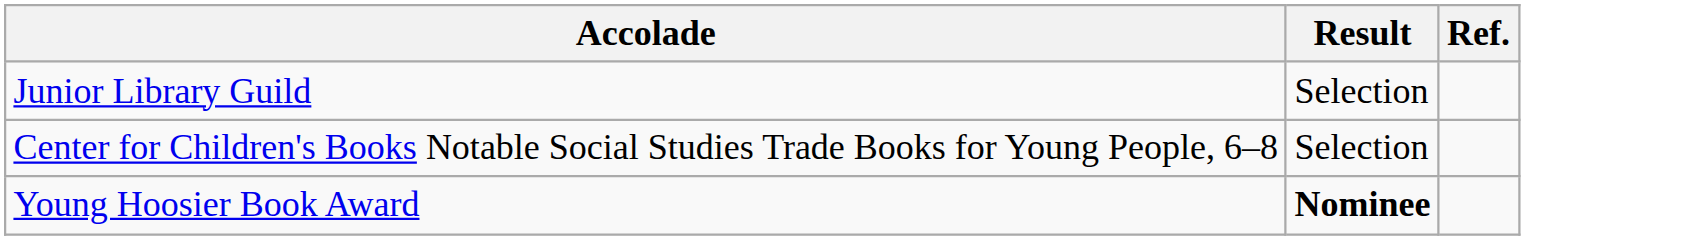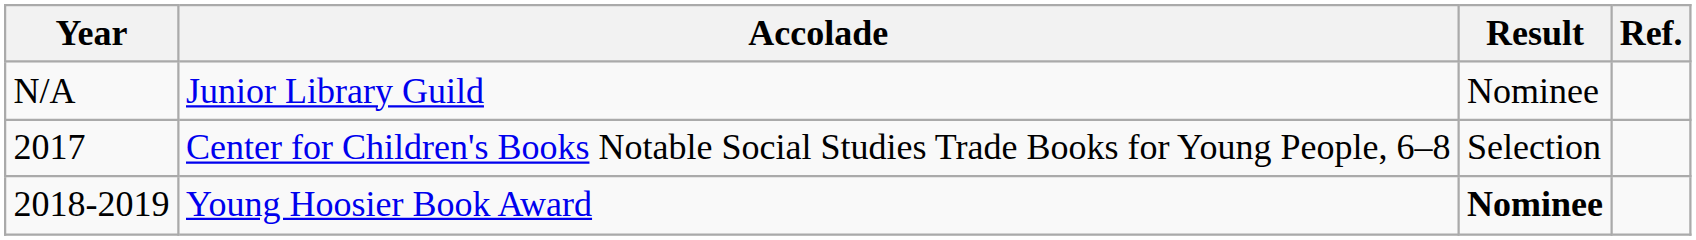+ column: (91, 33)
(1361, 90) Selection -> (1533, 90) Nominee
